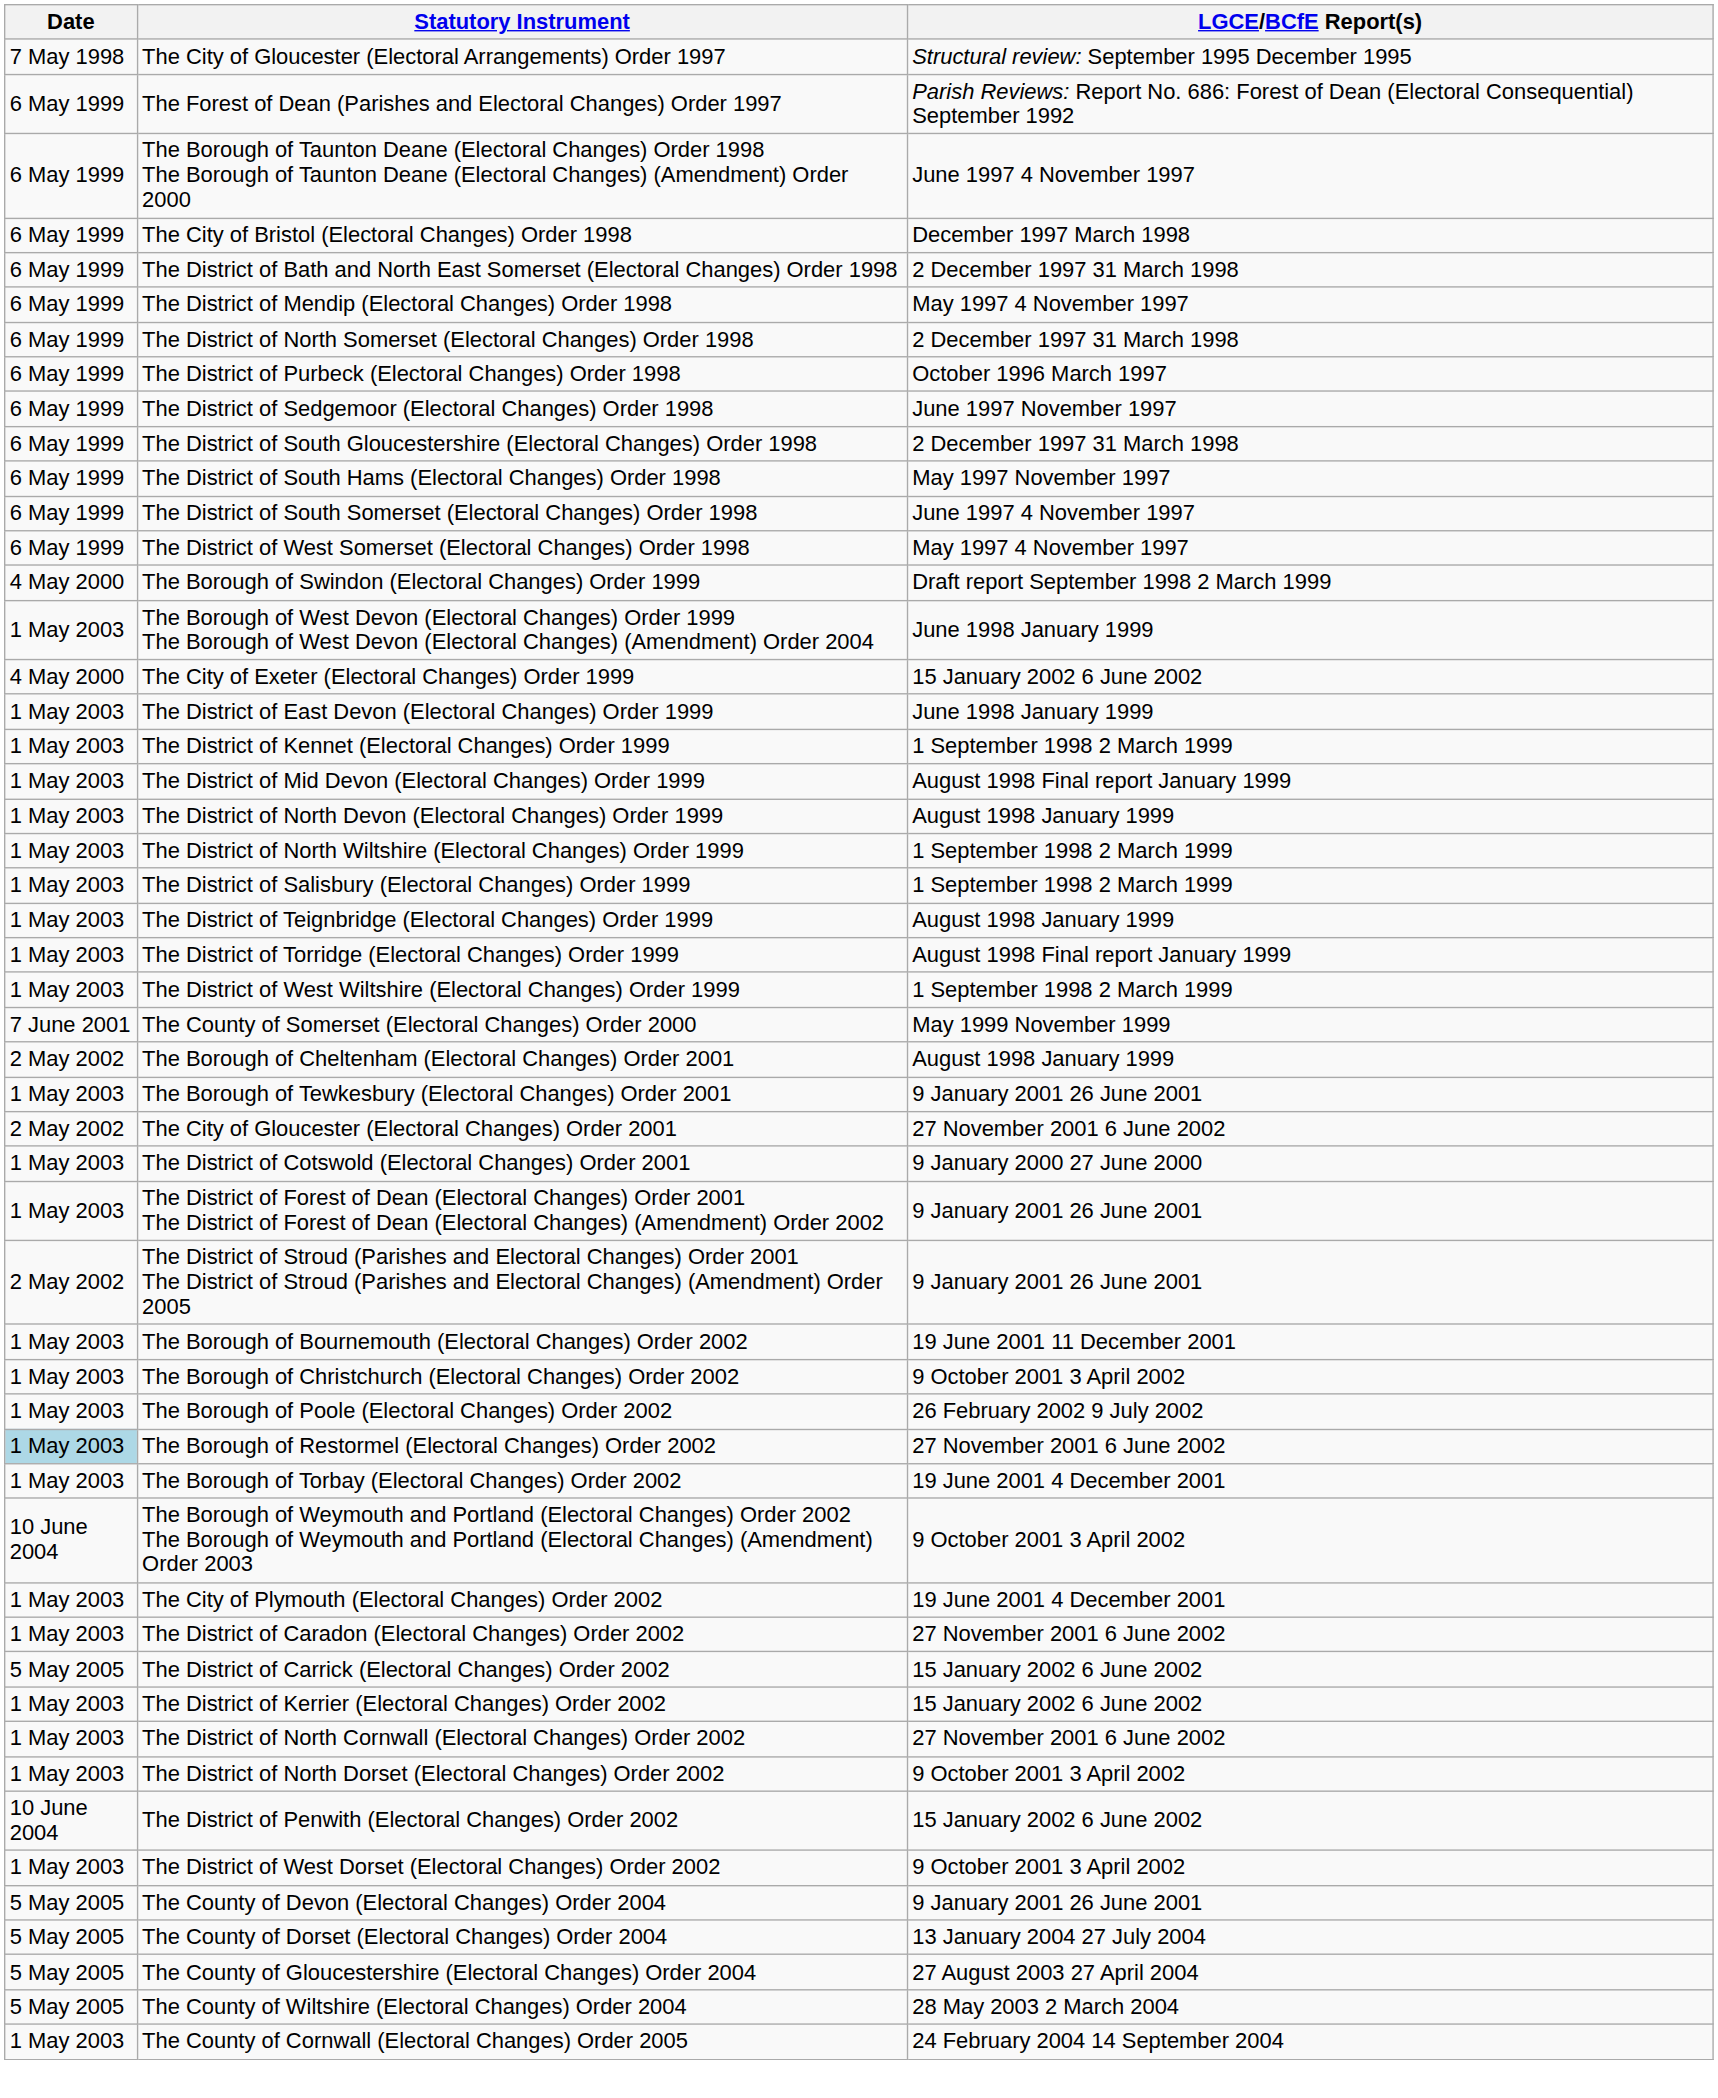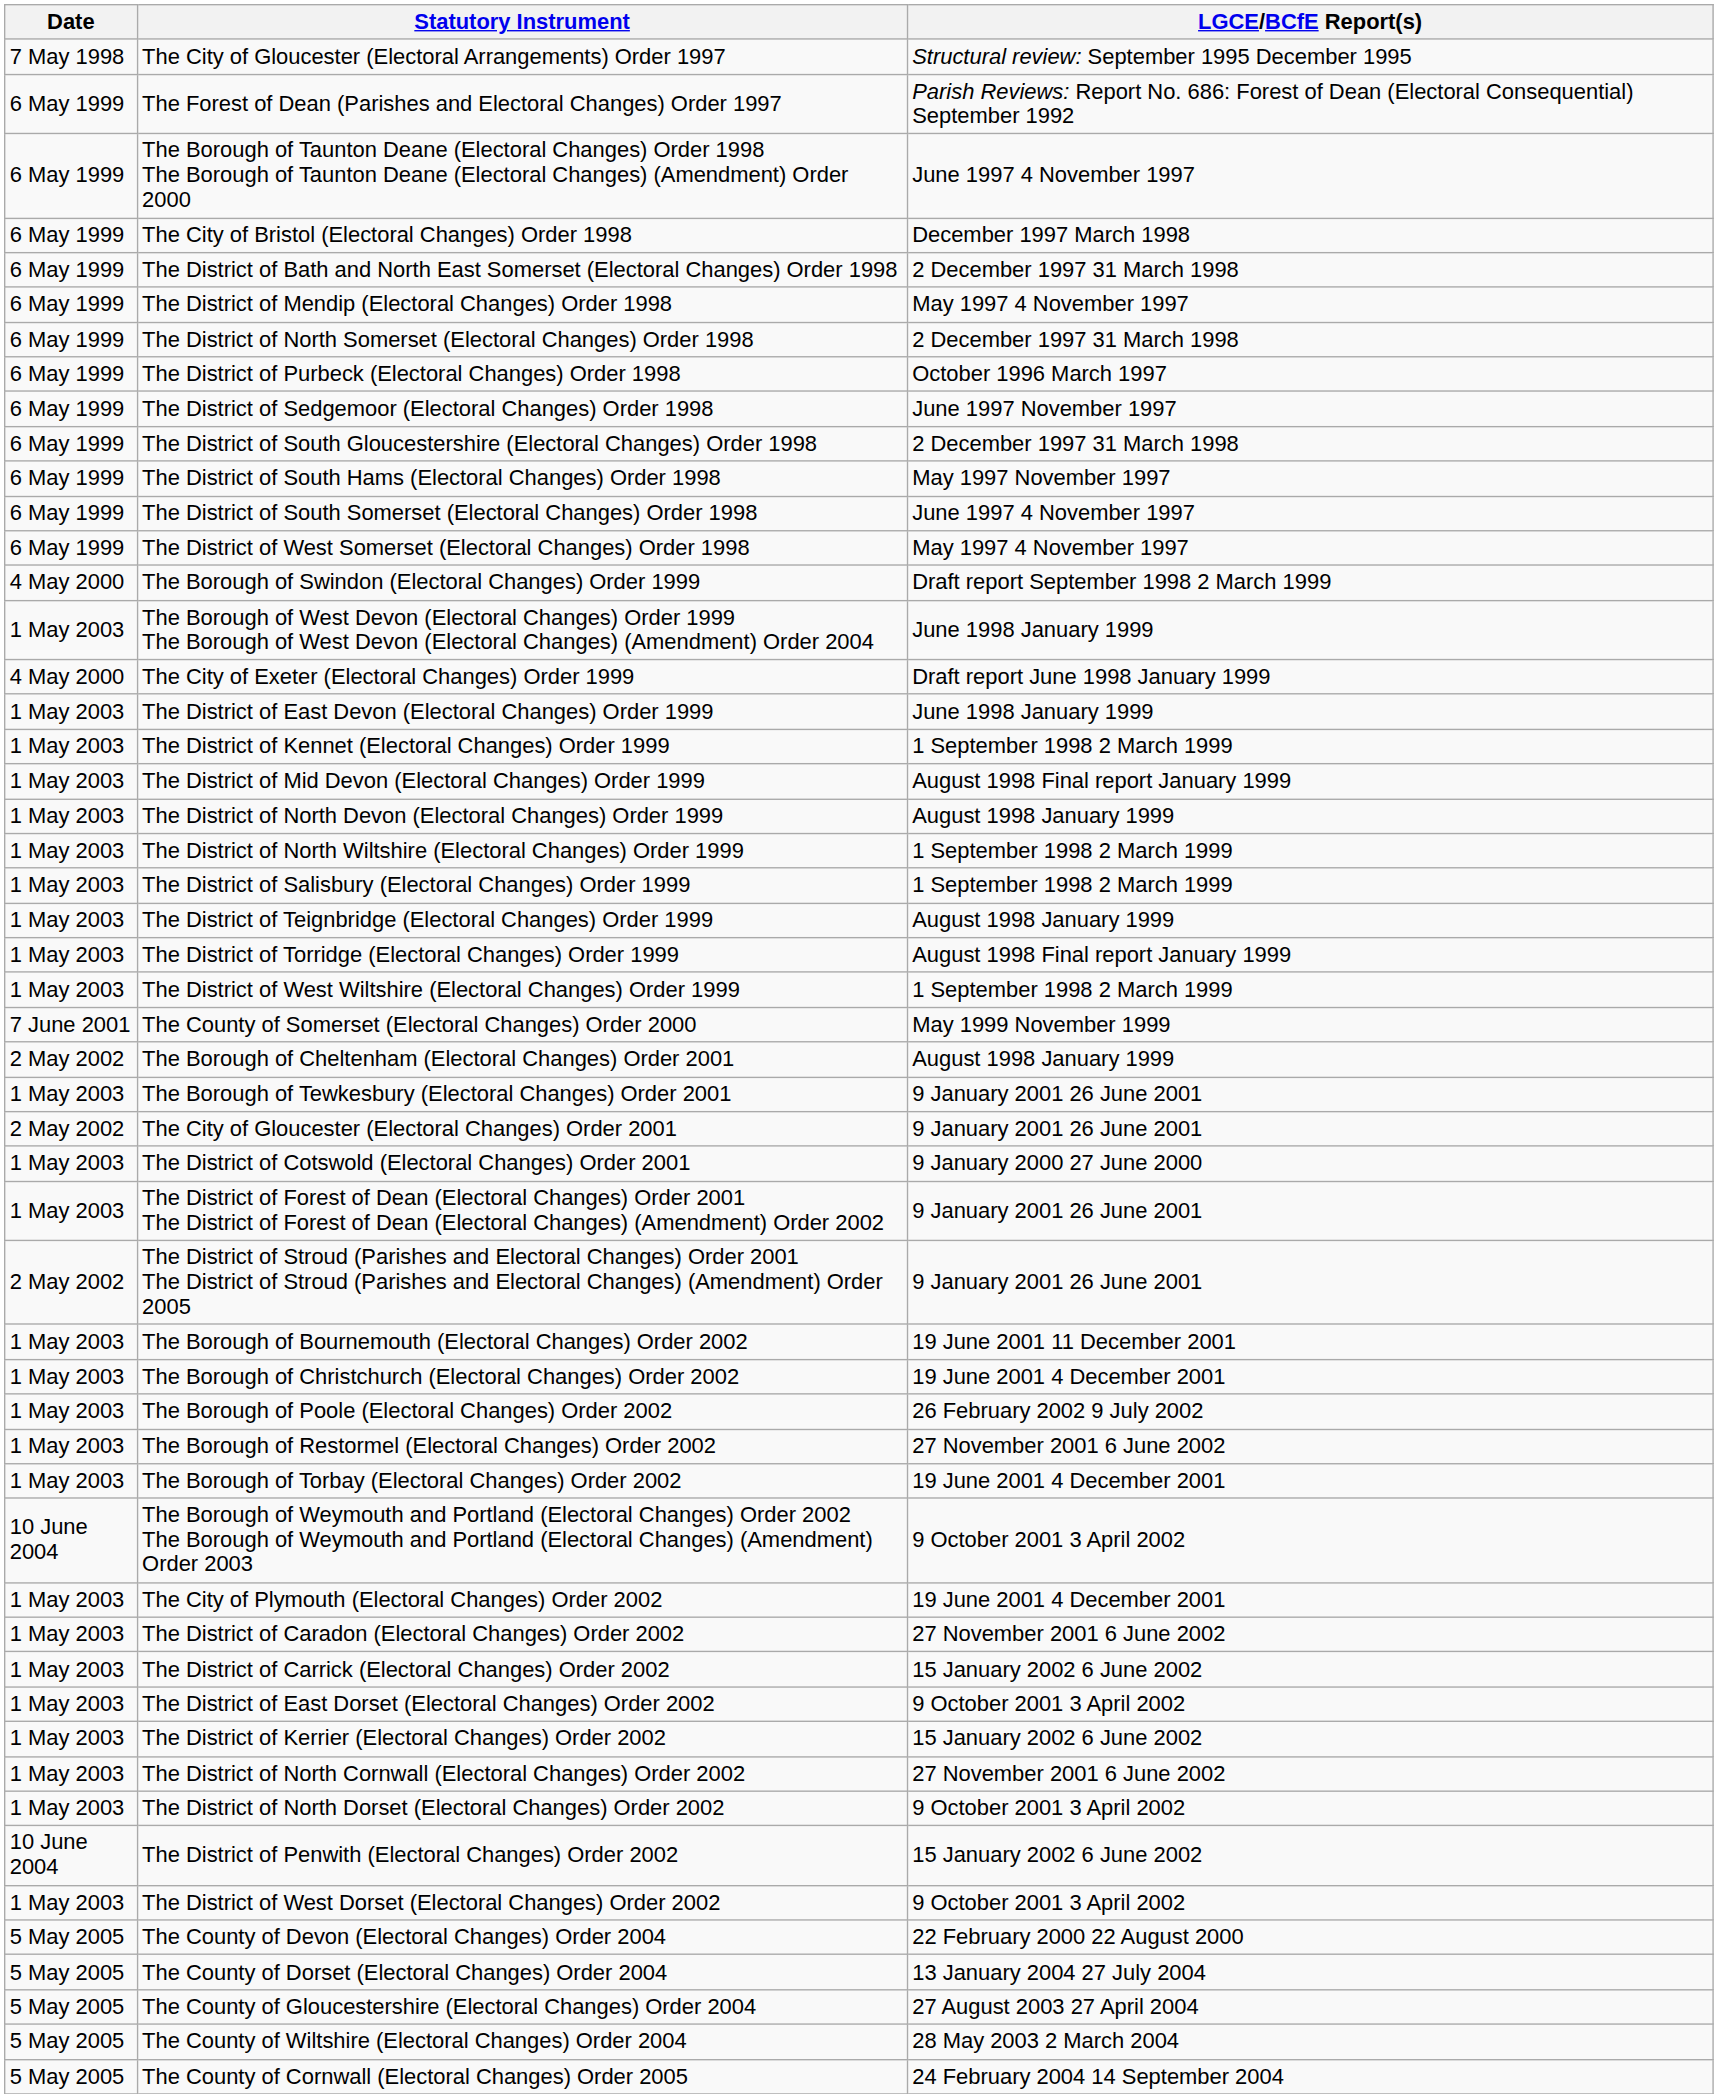(1057, 676) 15 January 2002 6 June 2002 -> (1091, 676) Draft report June 1998 January 1999
(1069, 1128) 27 November 2001 6 June 2002 -> (1057, 1128) 9 January 2001 26 June 2001
(1049, 1376) 9 October 2001 3 April 2002 -> (1069, 1376) 19 June 2001 4 December 2001
(67, 1445) lightblue background -> (67, 1445) no background
(67, 1669) 5 May 2005 -> (67, 1669) 1 May 2003
+ row: (428, 1703)
(1057, 1902) 9 January 2001 26 June 2001 -> (1078, 1937) 22 February 2000 22 August 2000
(67, 2041) 1 May 2003 -> (67, 2076) 5 May 2005
